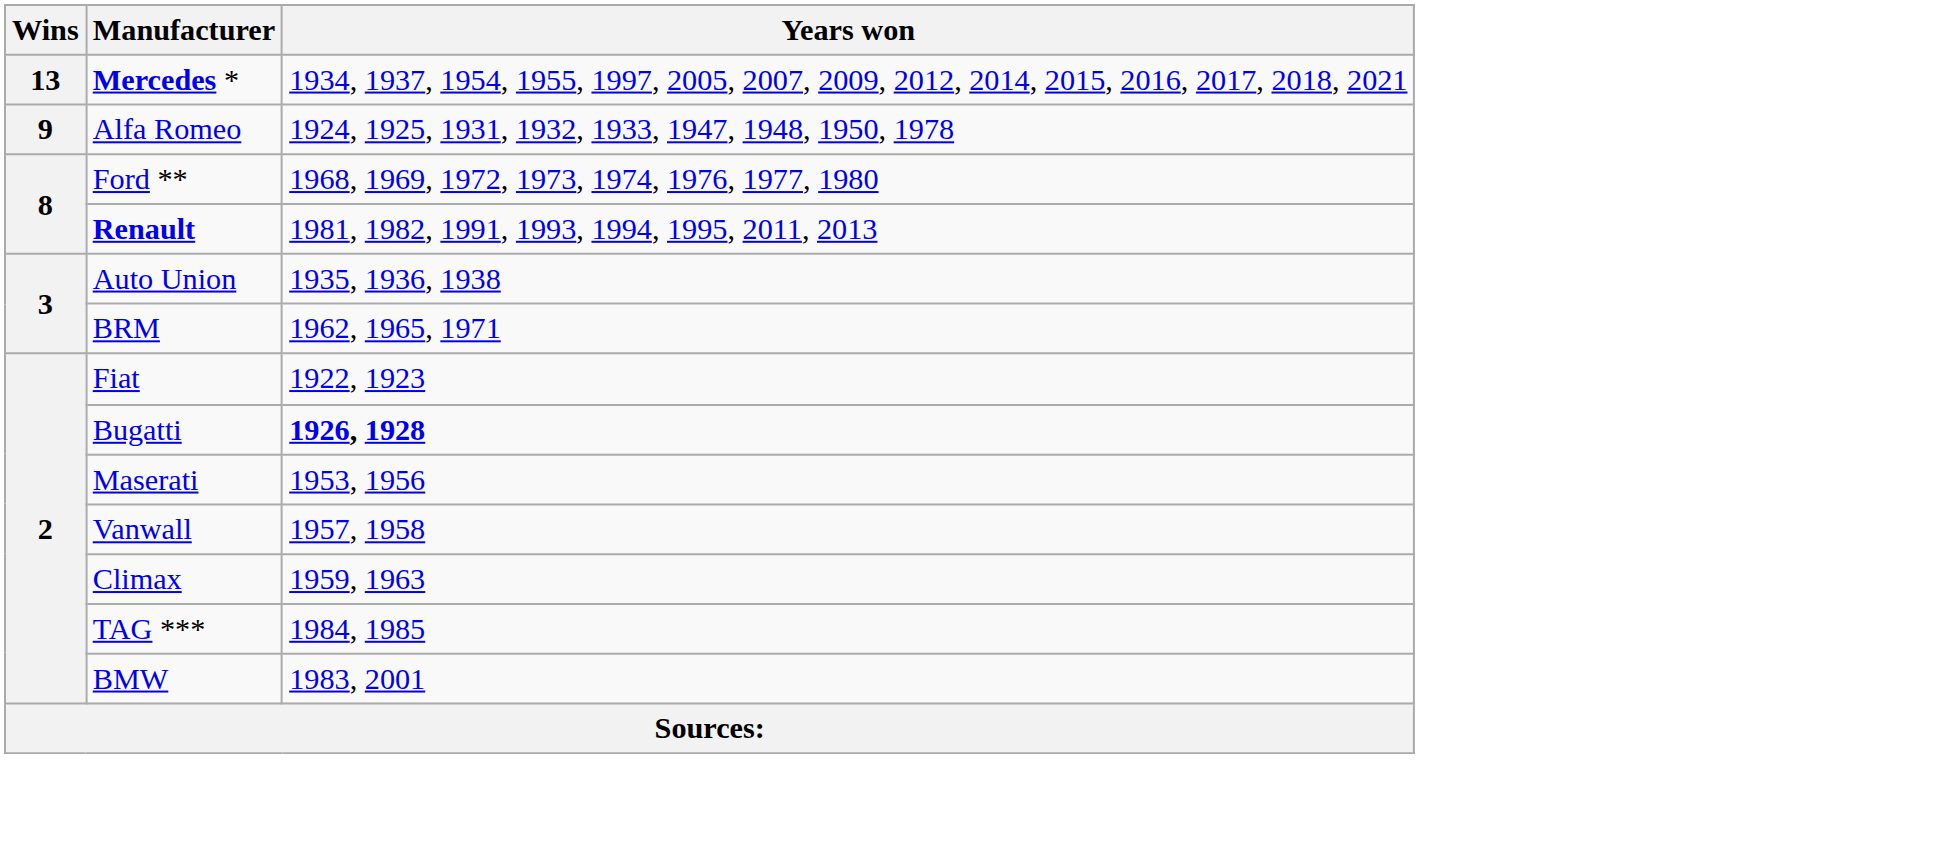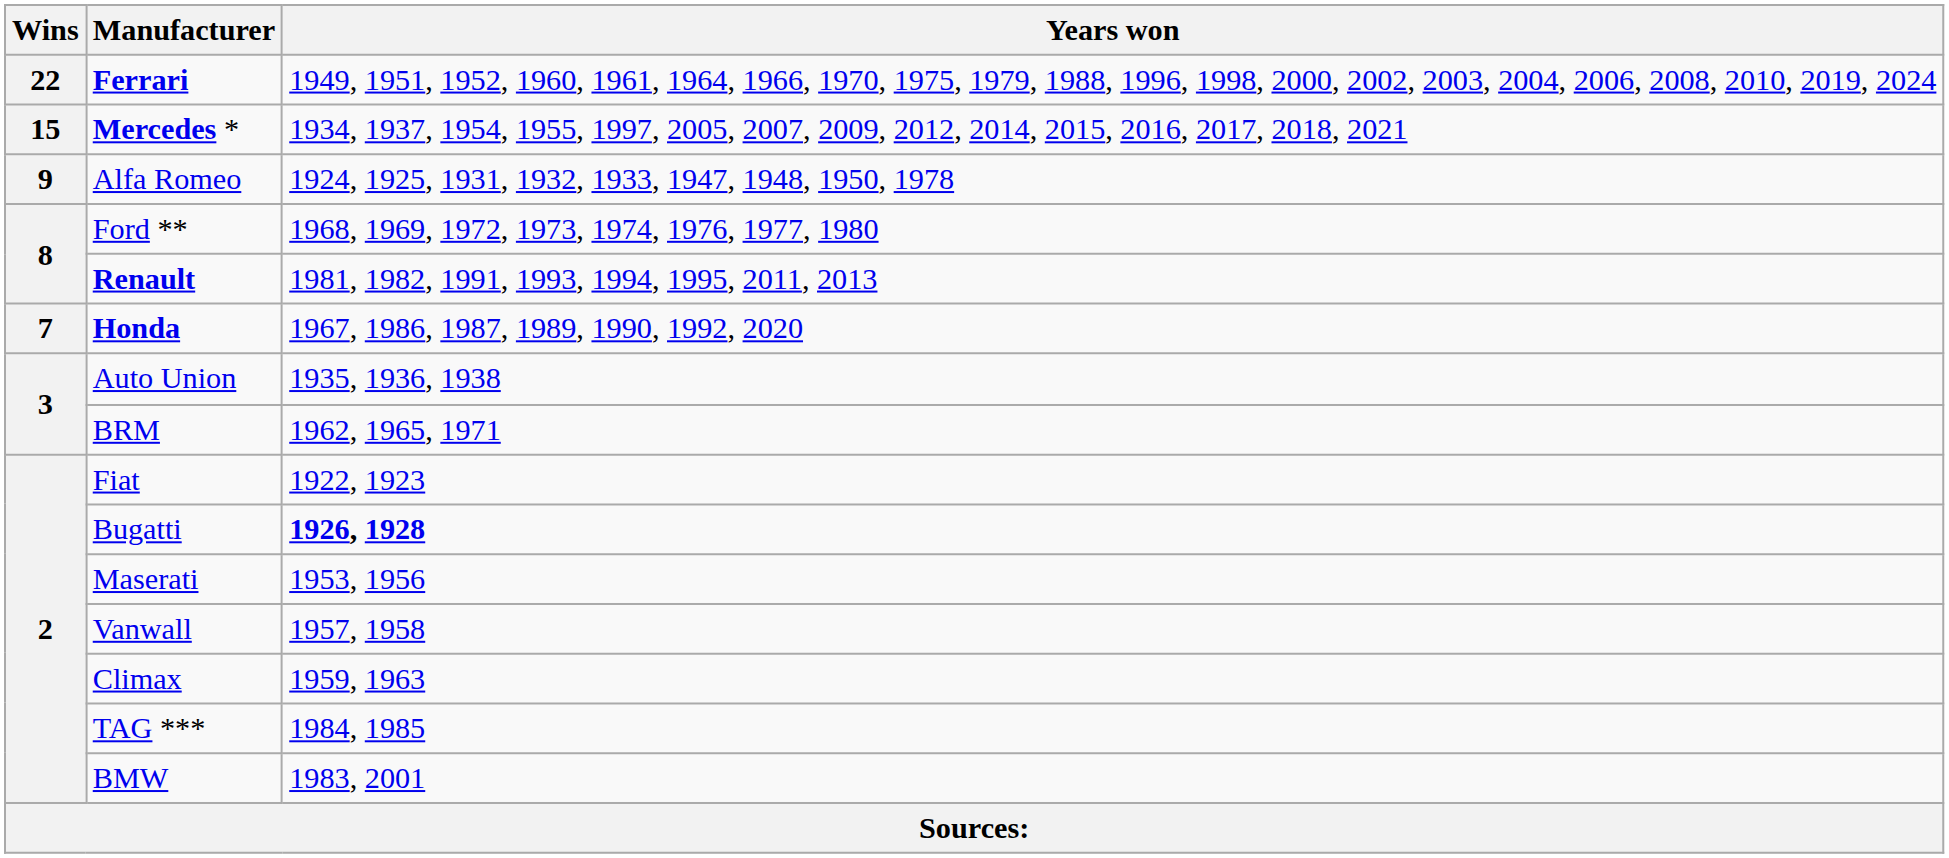+ row: (141, 79)
(45, 79) 13 -> (45, 129) 15
+ row: (136, 328)
